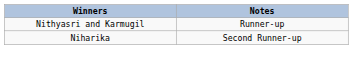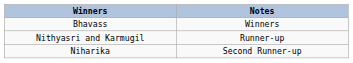+ row: (90, 24)
